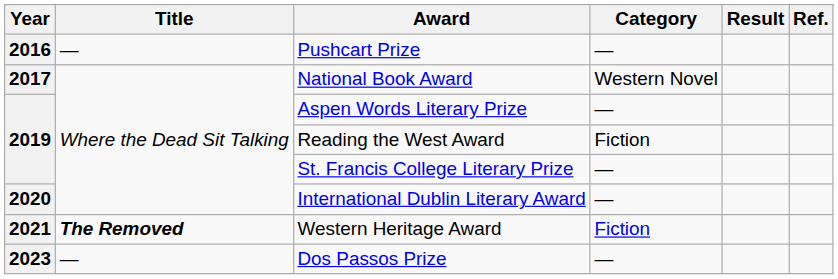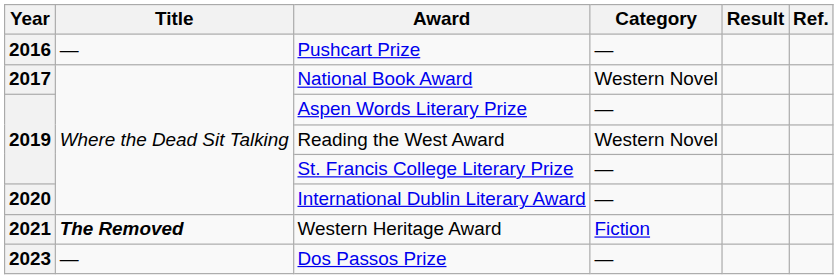(622, 139) Fiction -> (656, 139) Western Novel
